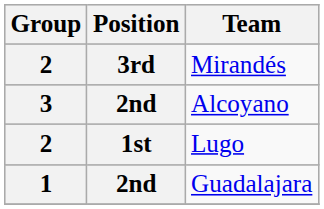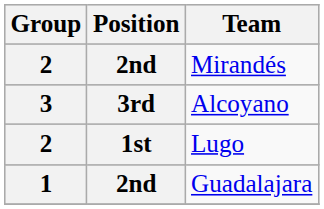(136, 64) 3rd -> (136, 64) 2nd
(136, 104) 2nd -> (136, 104) 3rd
